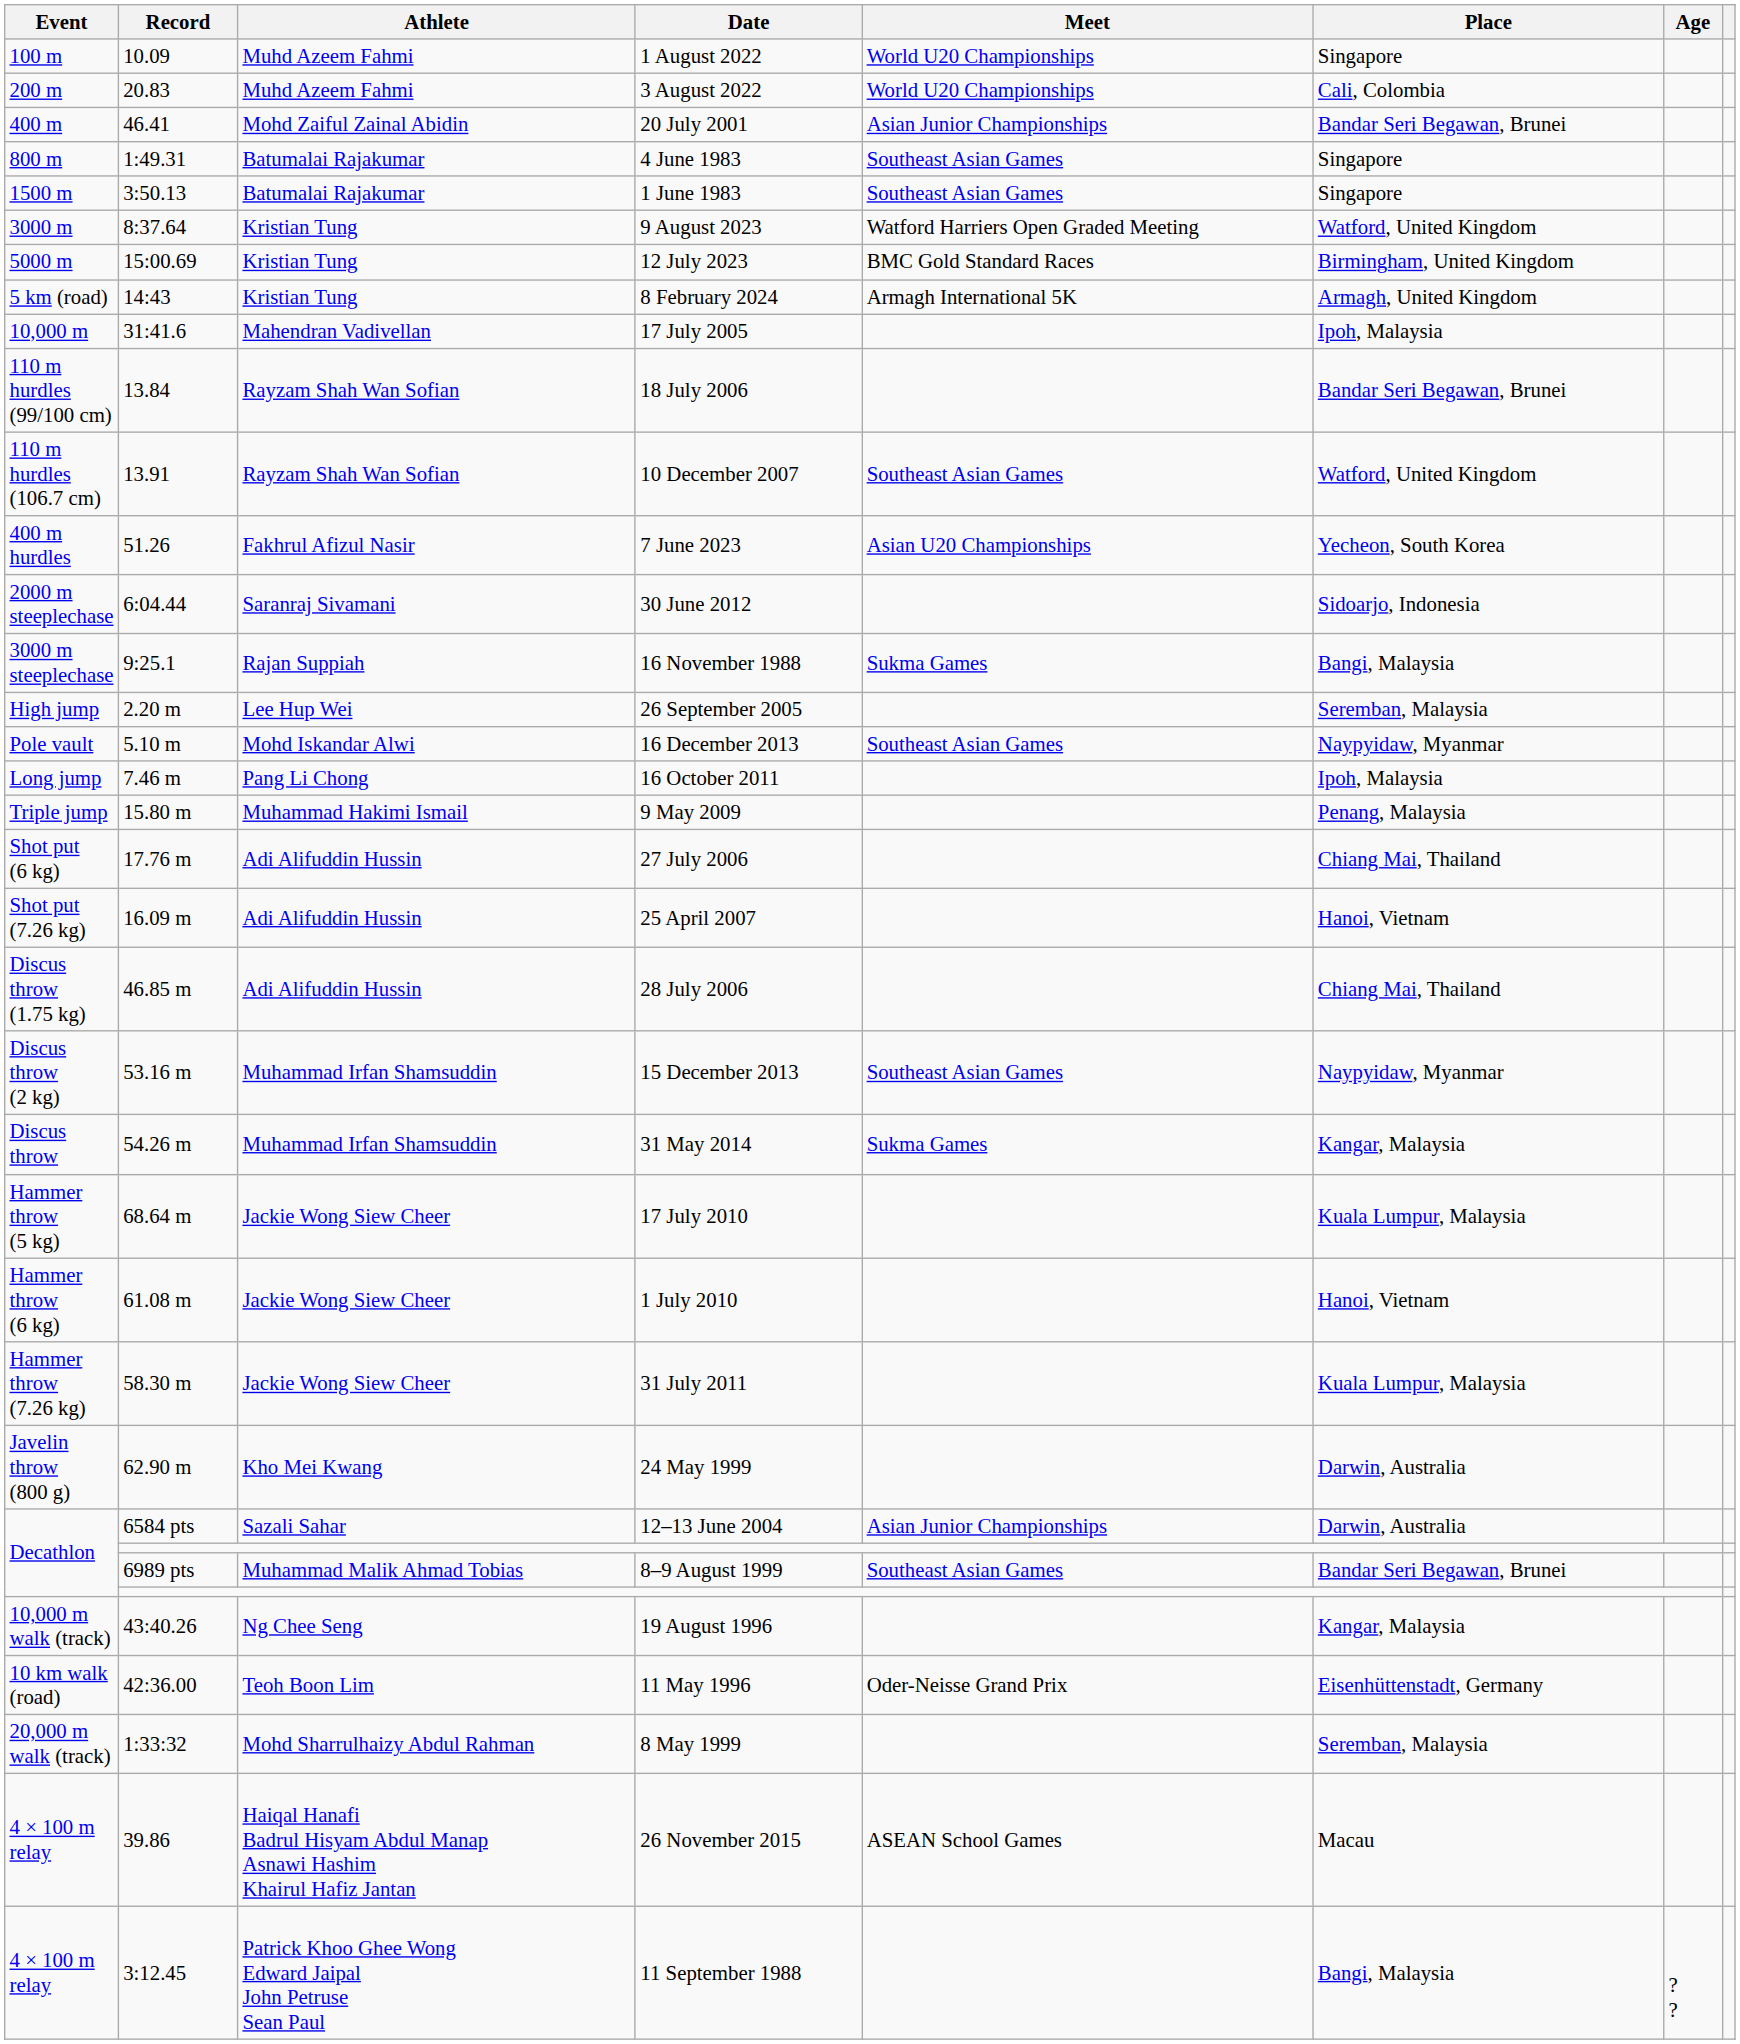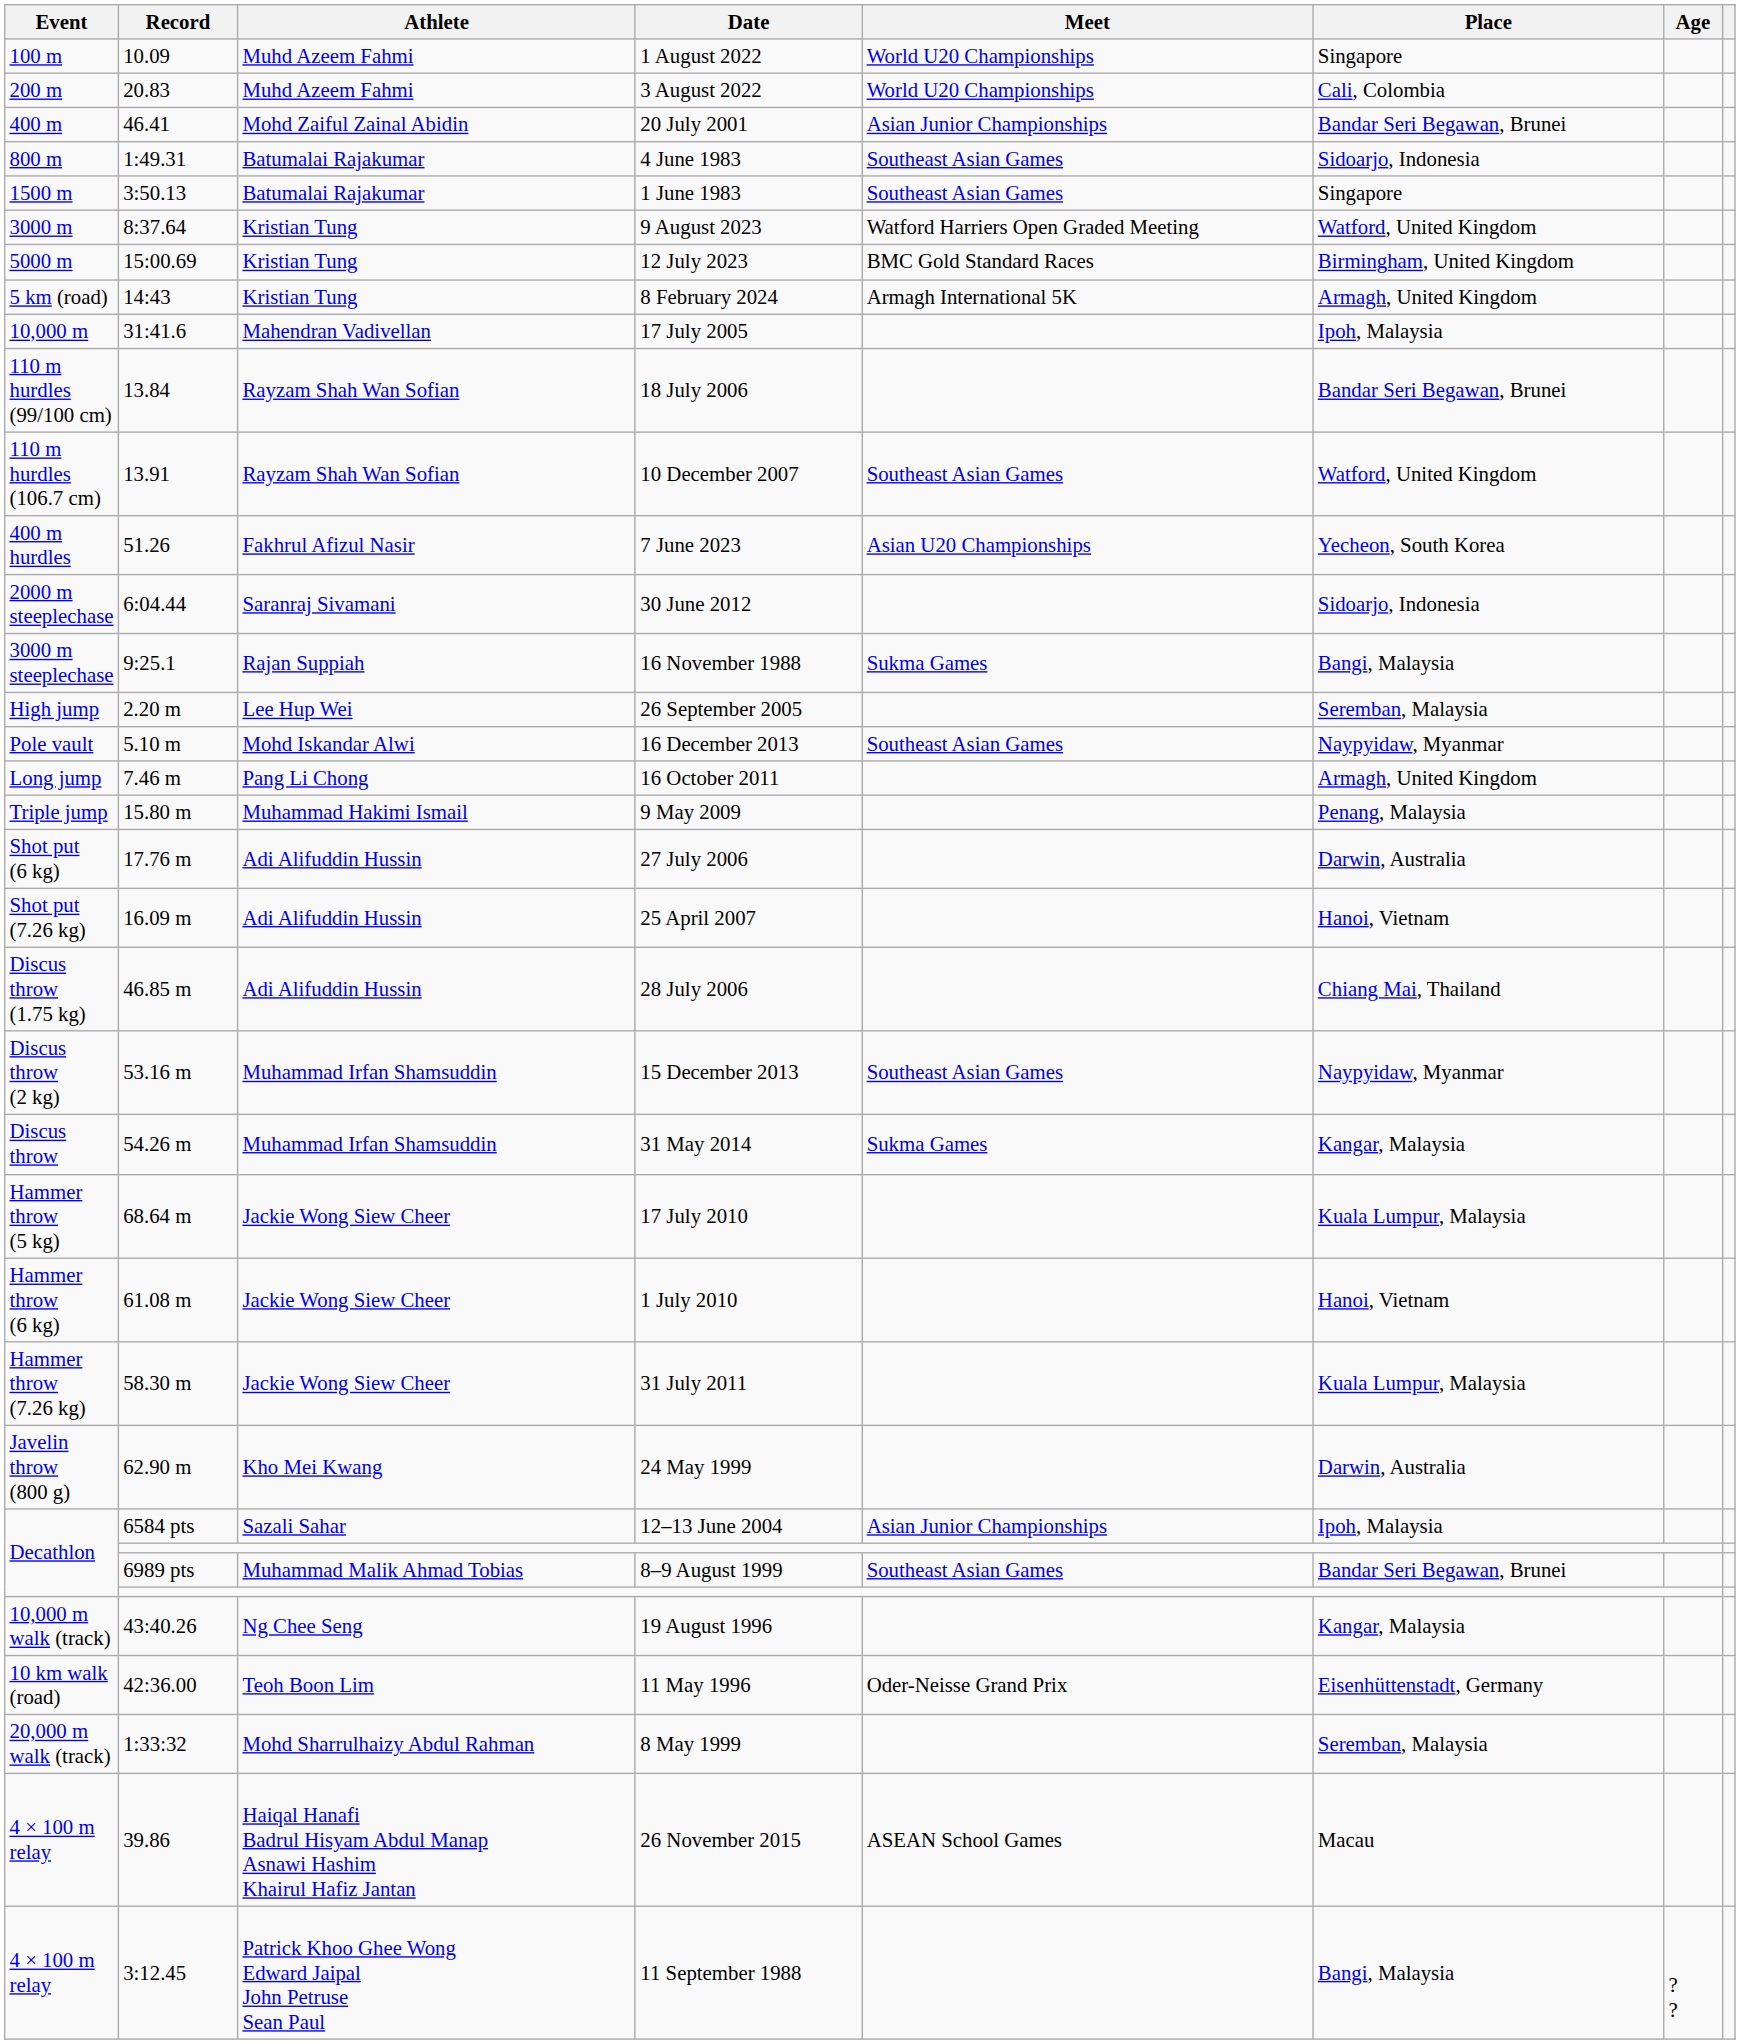(1360, 159) Singapore -> (1399, 159) Sidoarjo, Indonesia
(1380, 778) Ipoh, Malaysia -> (1427, 778) Armagh, United Kingdom
(1409, 859) Chiang Mai, Thailand -> (1392, 859) Darwin, Australia
(1392, 1525) Darwin, Australia -> (1380, 1525) Ipoh, Malaysia
